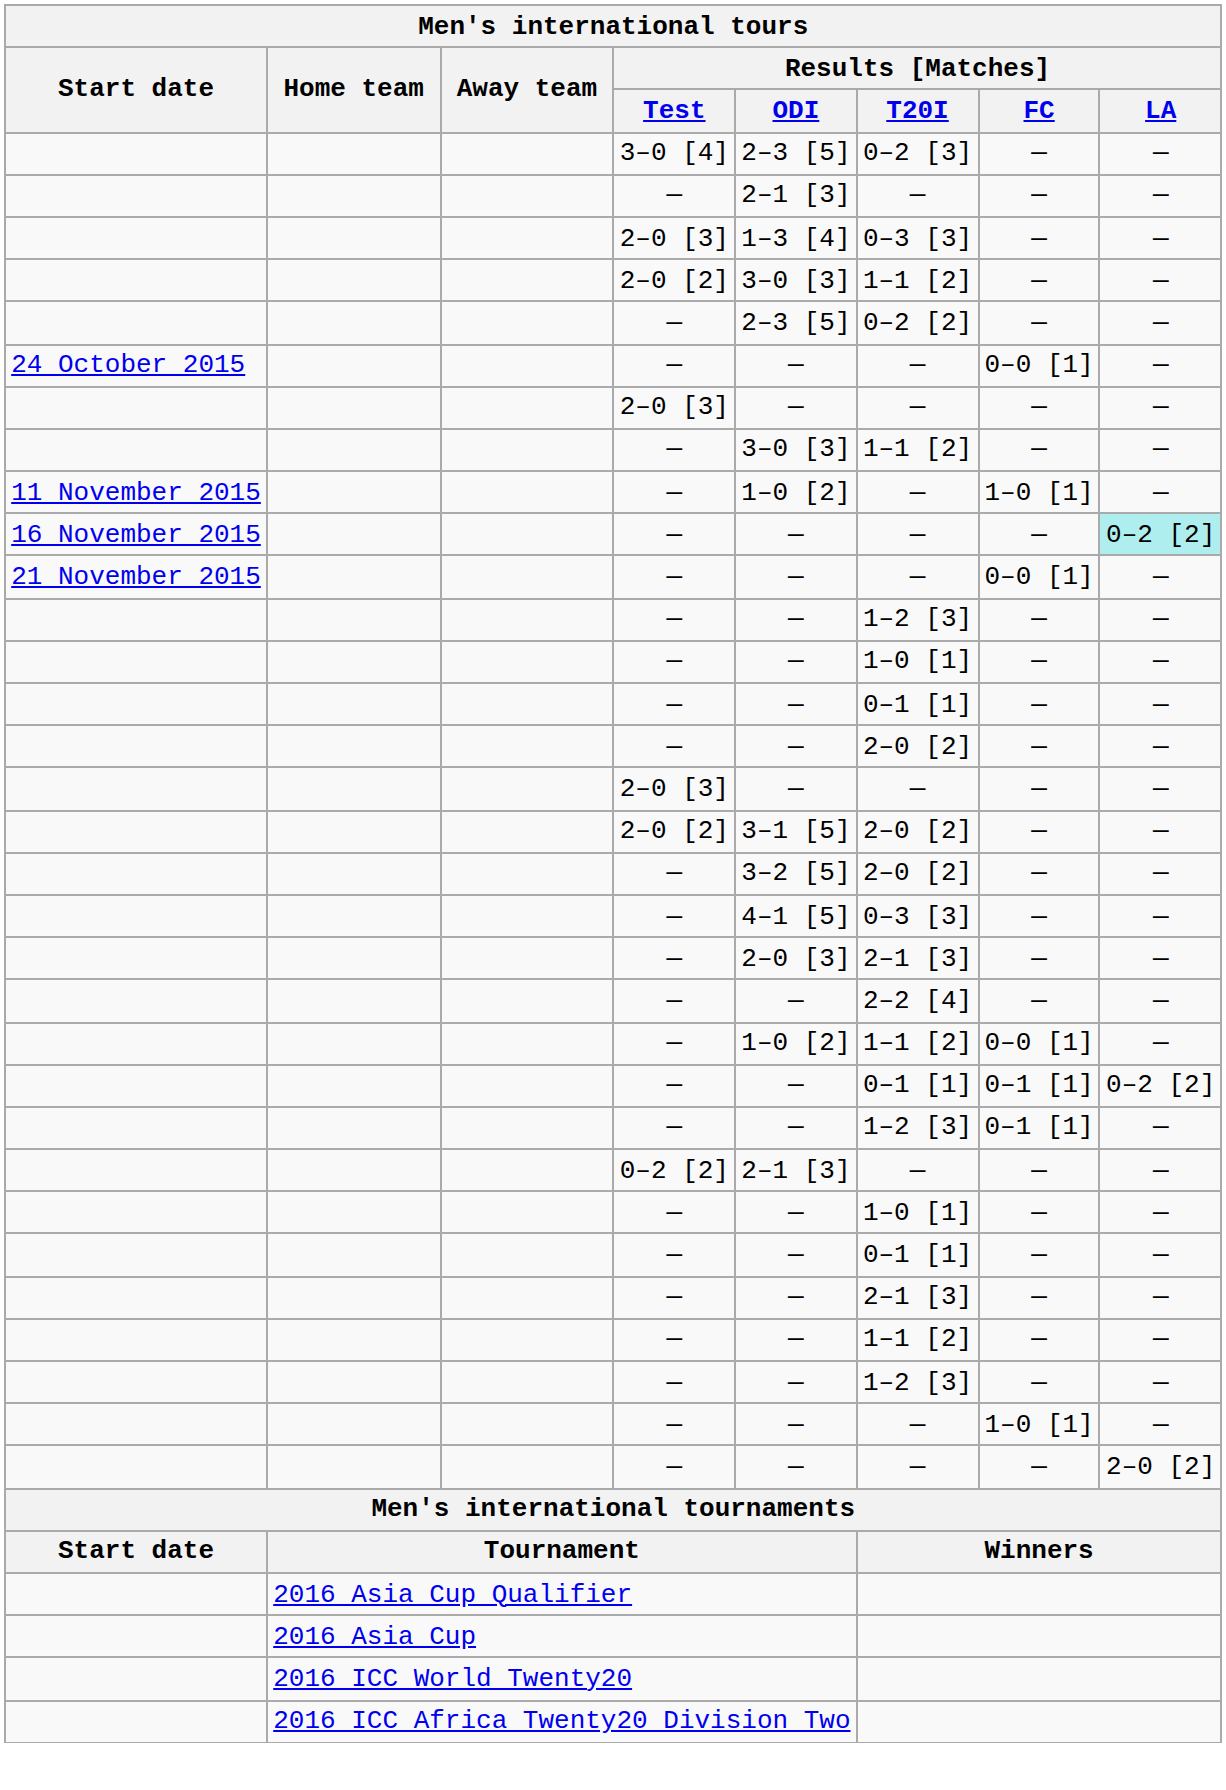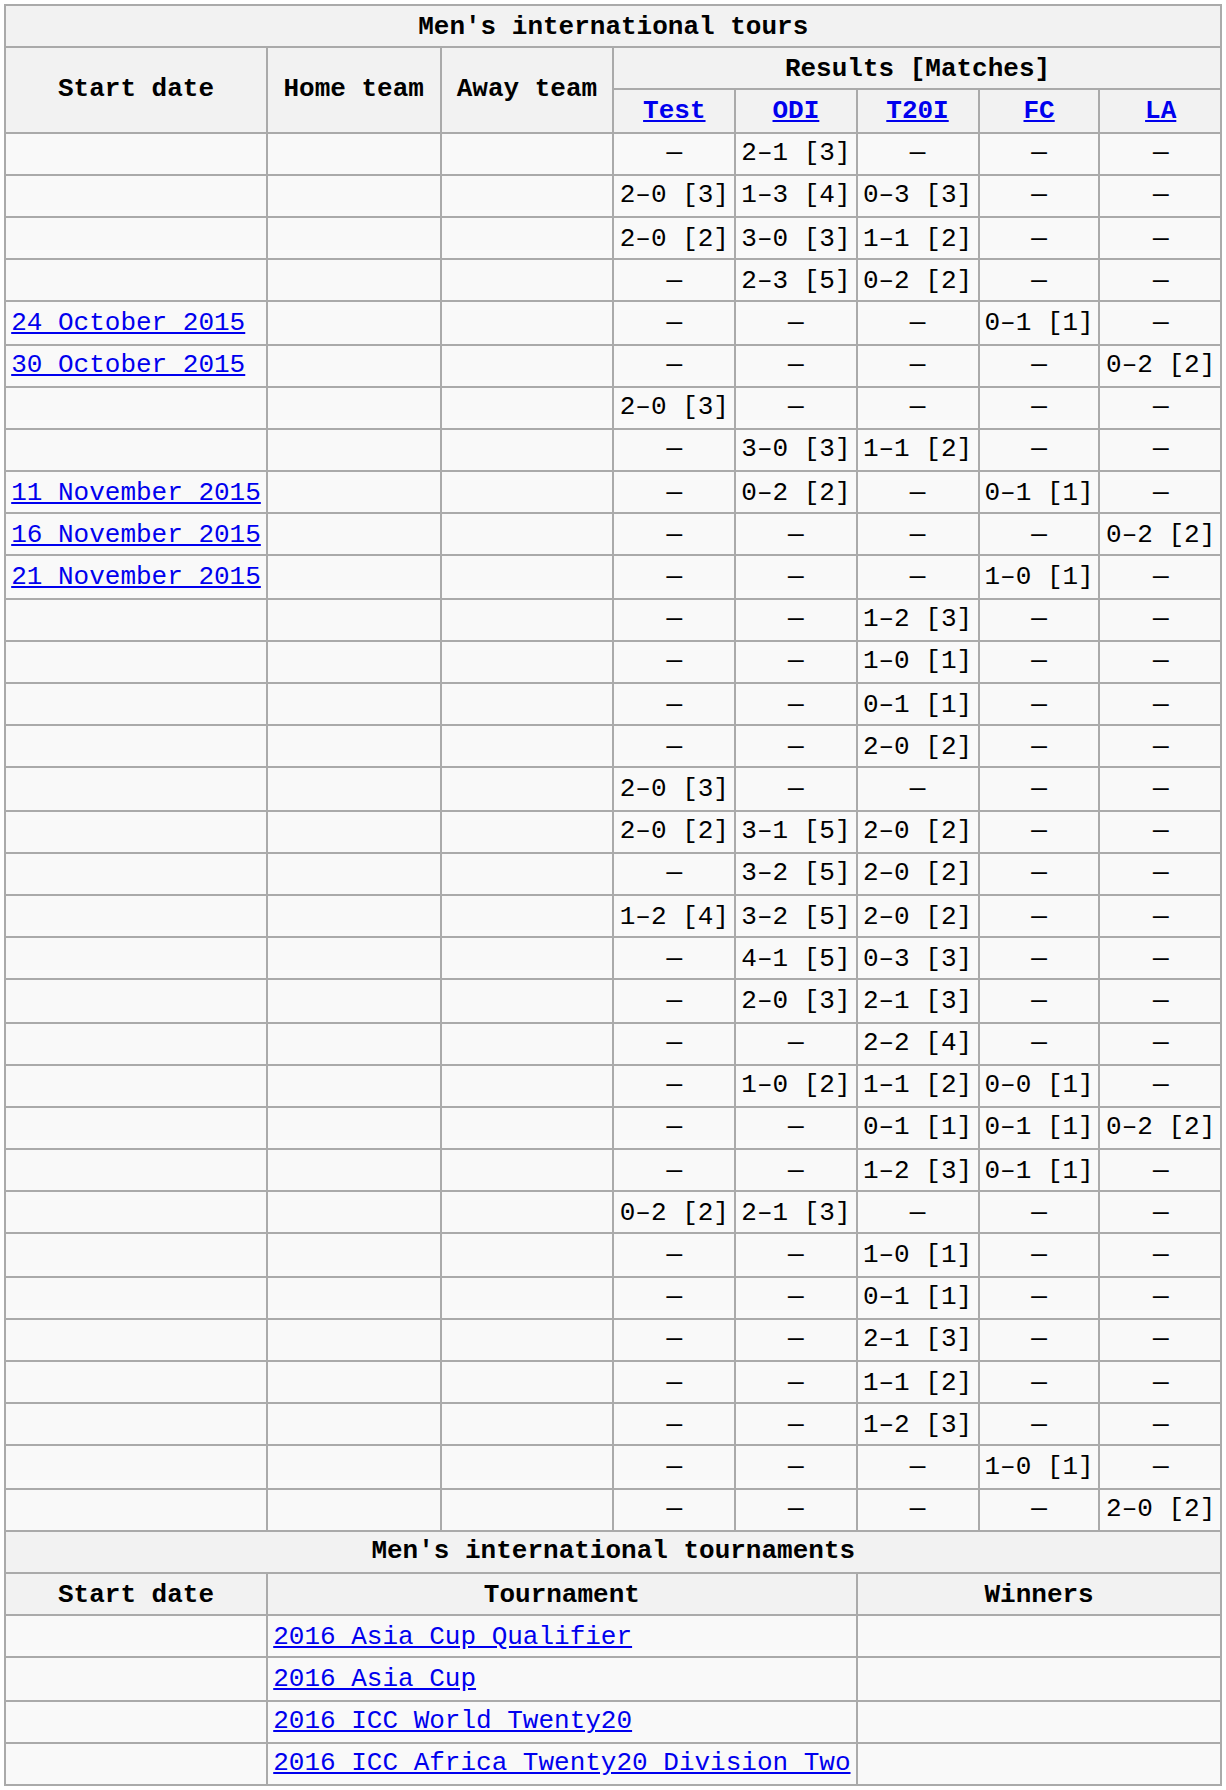- row: (136, 153)
(1039, 365) 0–0 [1] -> (1039, 323) 0–1 [1]
+ row: (128, 365)
(796, 492) 1–0 [2] -> (796, 492) 0–2 [2]
(1039, 492) 1–0 [1] -> (1039, 492) 0–1 [1]
(1161, 535) paleturquoise background -> (1161, 535) no background
(1039, 577) 0–0 [1] -> (1039, 577) 1–0 [1]
+ row: (136, 916)
